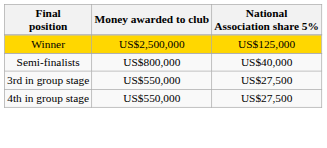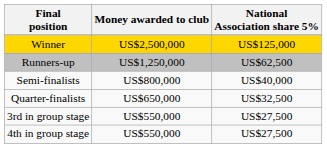+ row: (48, 62)
+ row: (48, 98)
